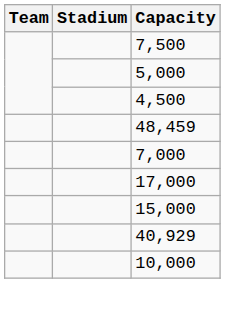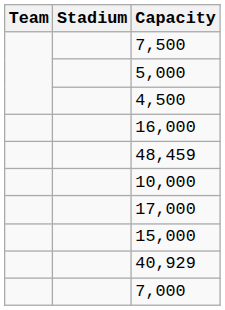+ row: (166, 128)
rows swapped: (160, 155) <-> (166, 264)
